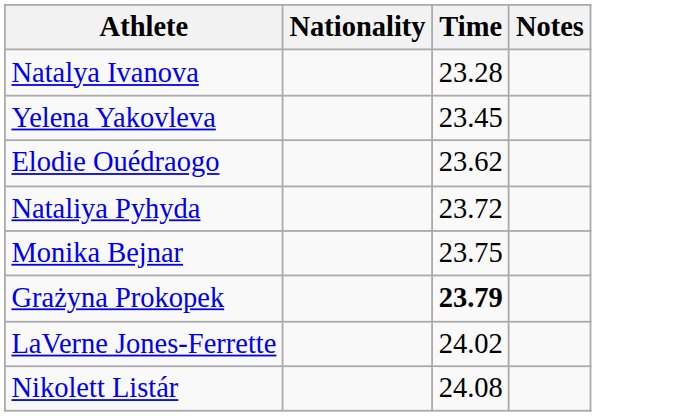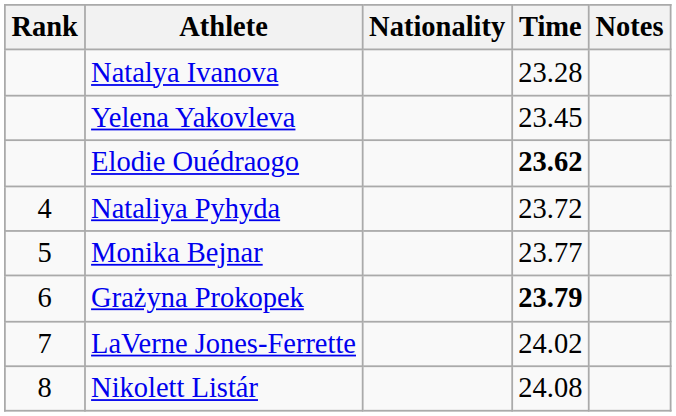+ column: (45, 27)
(471, 162) normal -> (550, 162) bold
(471, 252) 23.75 -> (550, 252) 23.77
